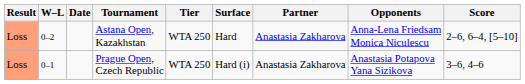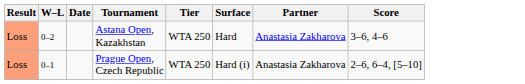- column: (396, 13)
(482, 36) 2–6, 6–4, [5–10] -> (369, 36) 3–6, 4–6
(465, 65) 3–6, 4–6 -> (386, 65) 2–6, 6–4, [5–10]
